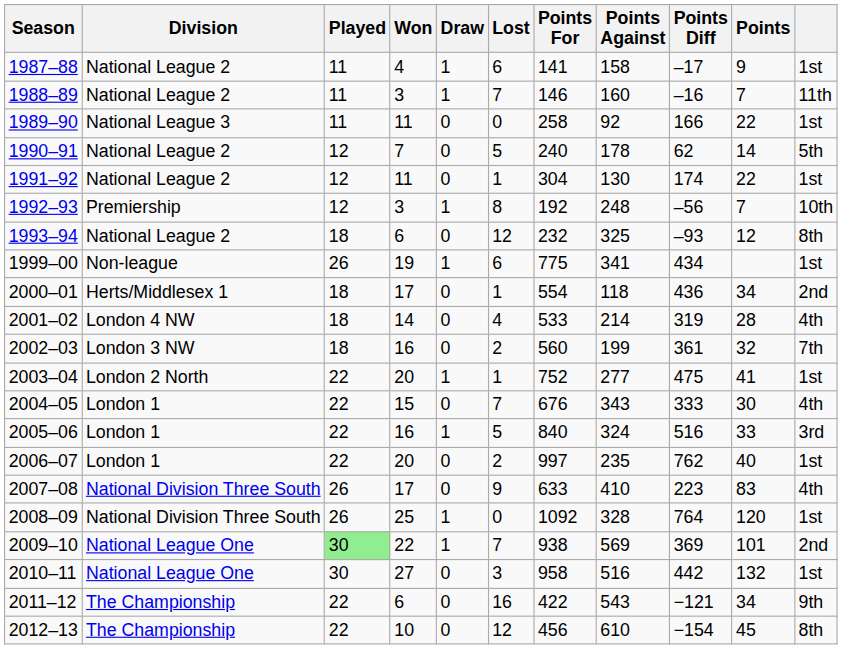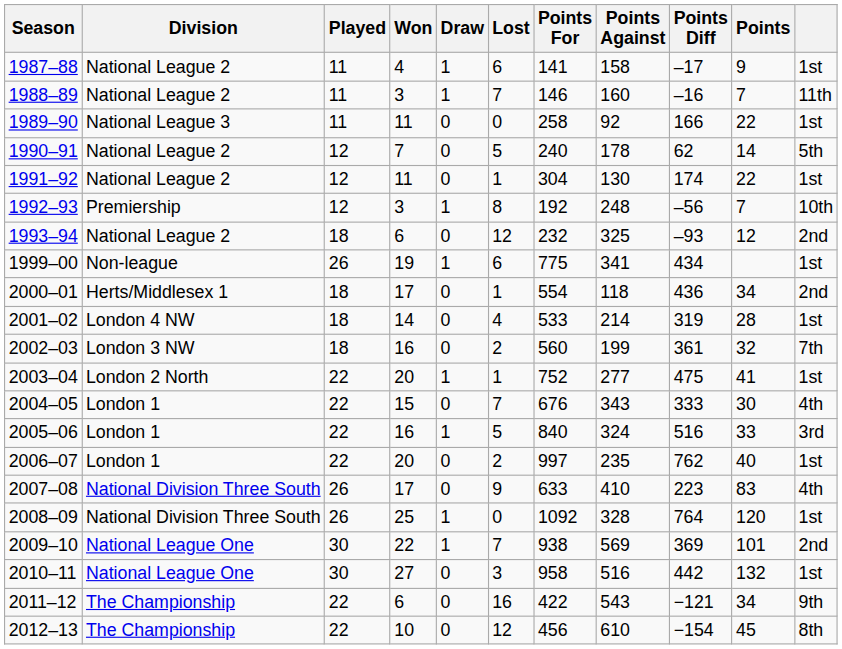(811, 235) 8th -> (813, 235) 2nd
(811, 320) 4th -> (810, 320) 1st
(339, 545) lightgreen background -> (339, 545) no background
